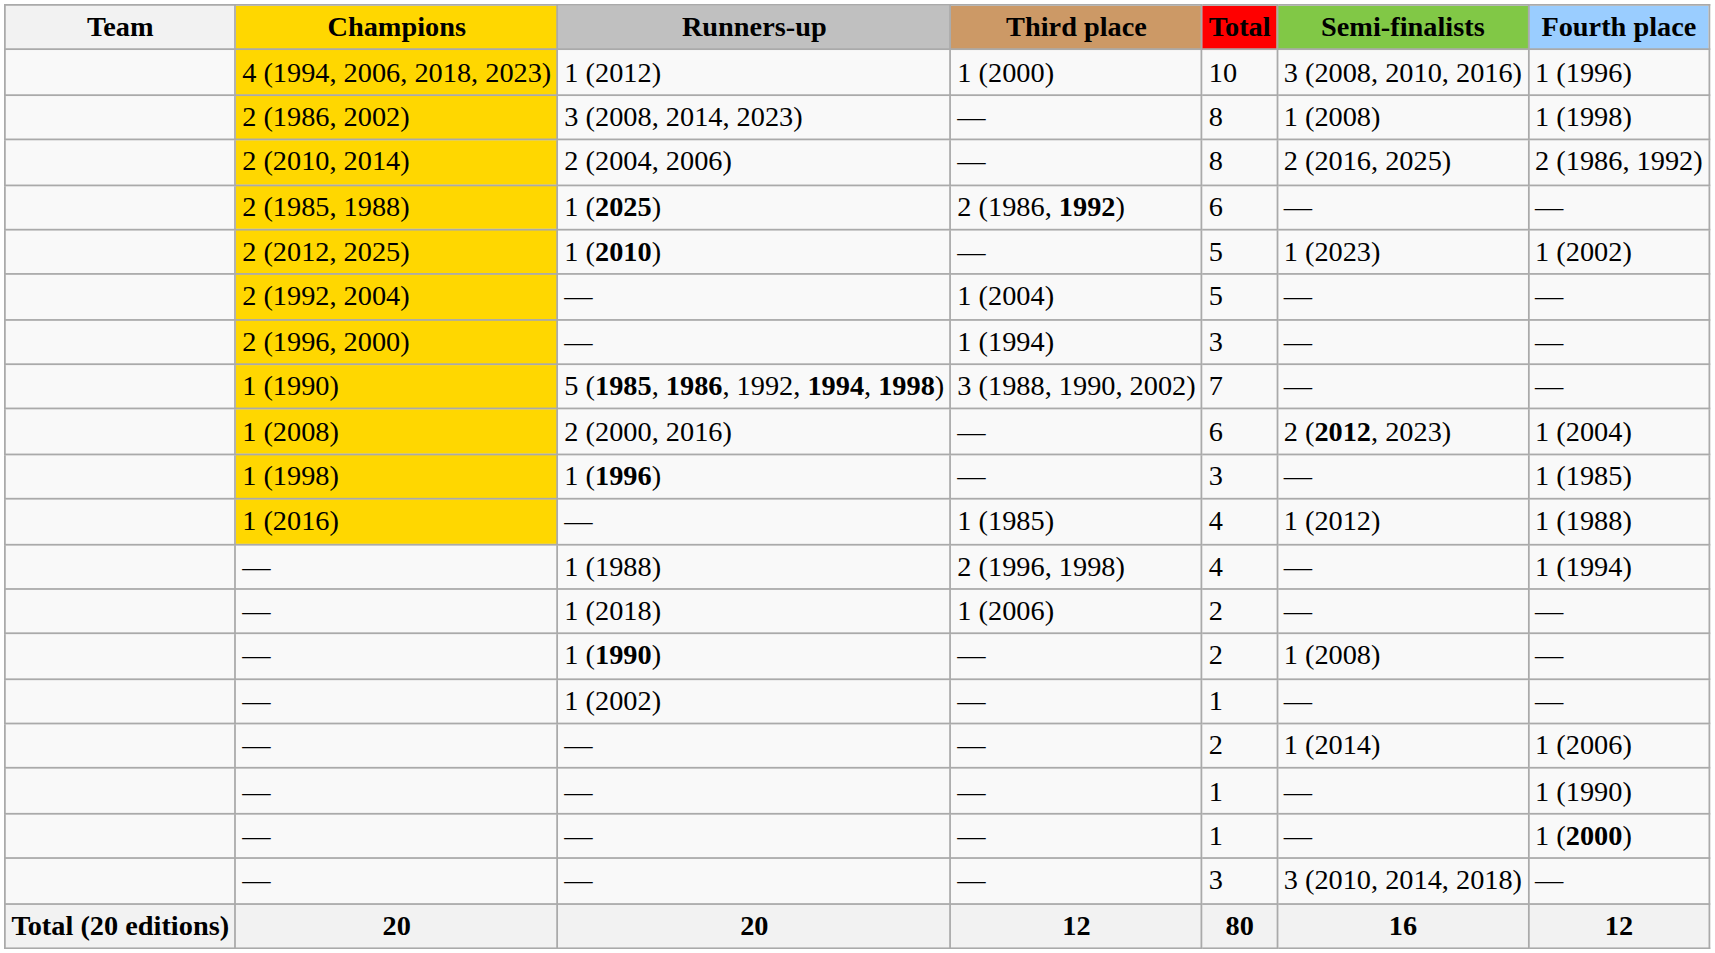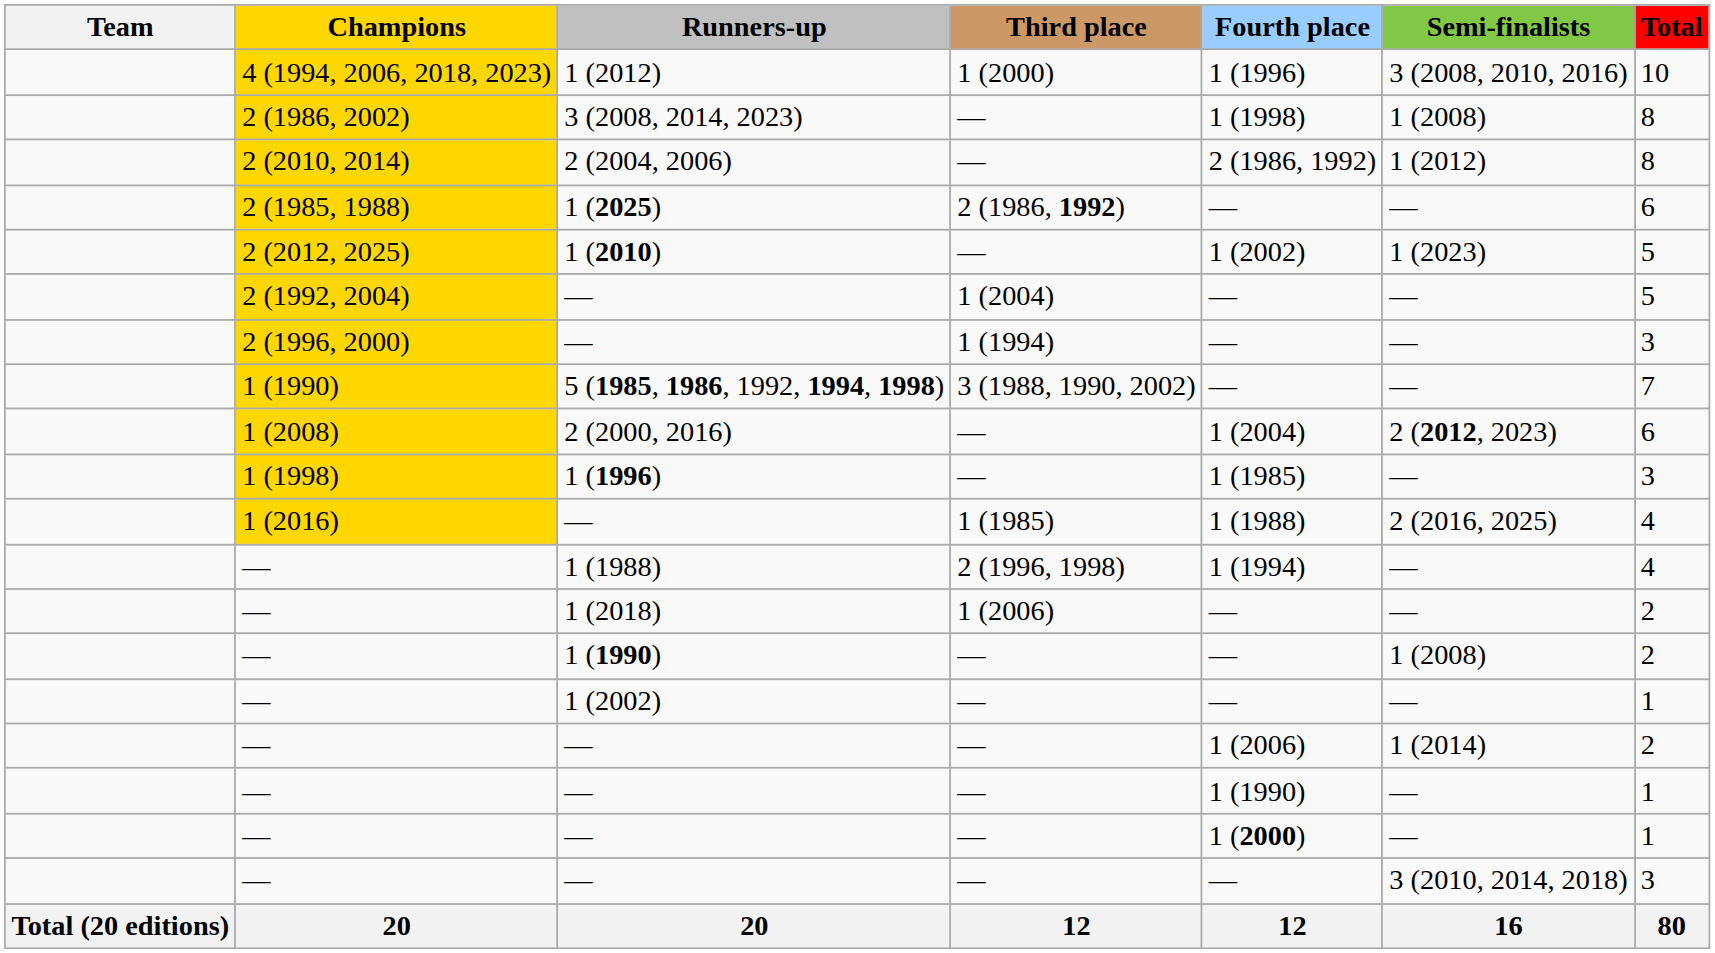columns swapped: (1619, 26) <-> (1240, 26)
(1367, 161) 2 (2016, 2025) -> (1438, 161) 1 (2012)
(1332, 521) 1 (2012) -> (1473, 521) 2 (2016, 2025)
